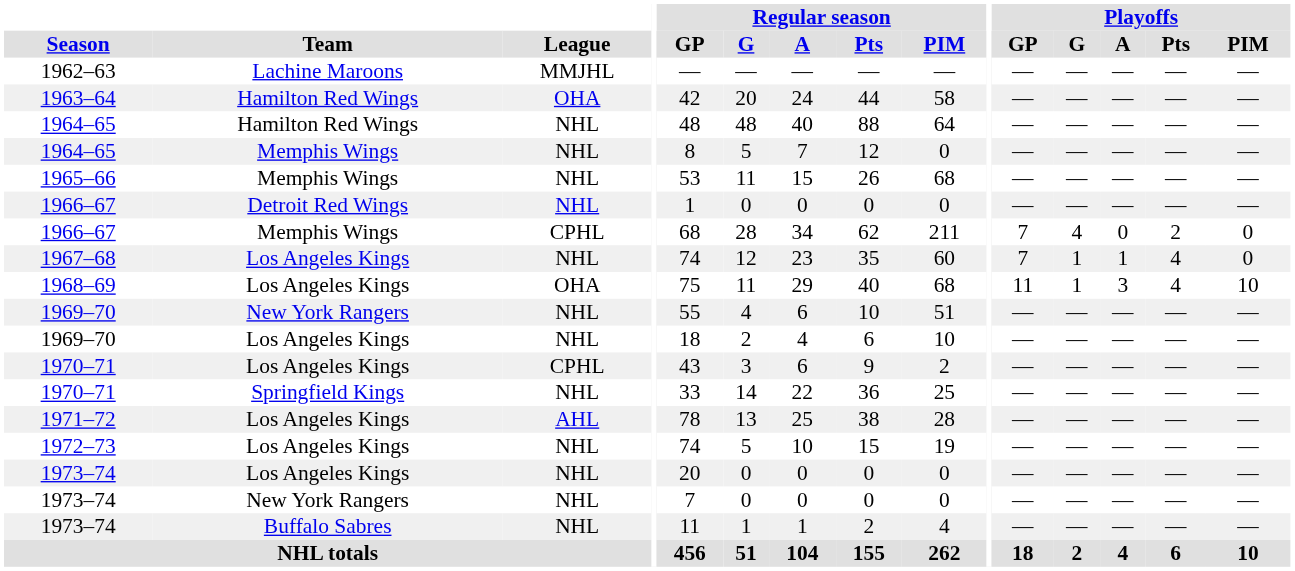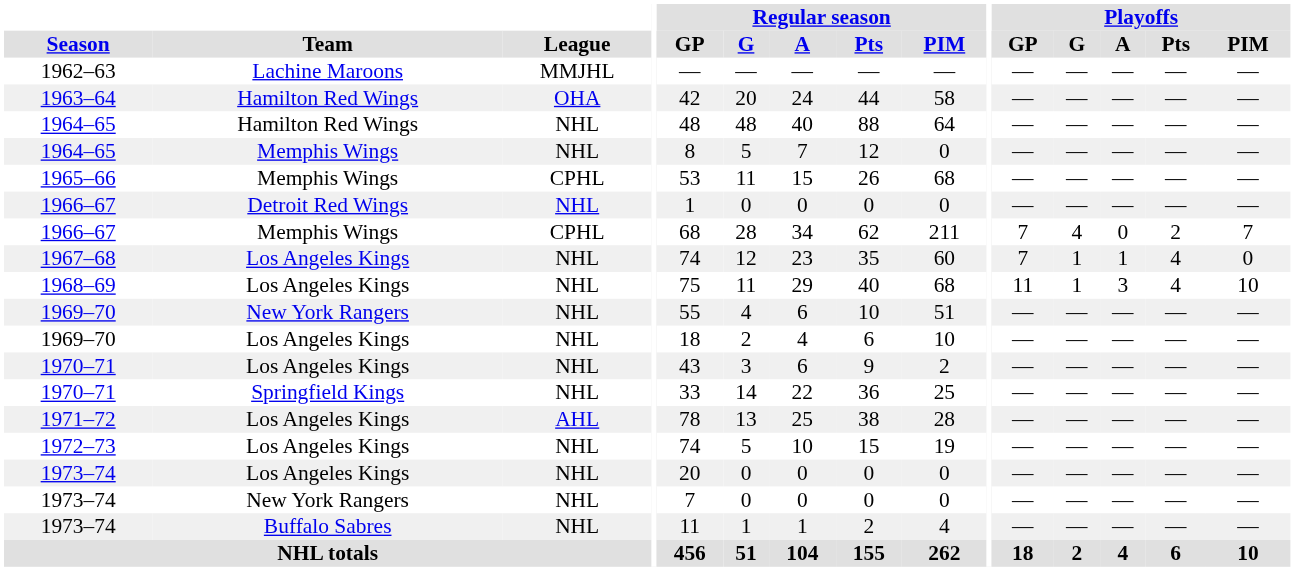(577, 178) NHL -> (577, 178) CPHL
(1248, 231) 0 -> (1248, 231) 7
(577, 285) OHA -> (577, 285) NHL
(577, 365) CPHL -> (577, 365) NHL
